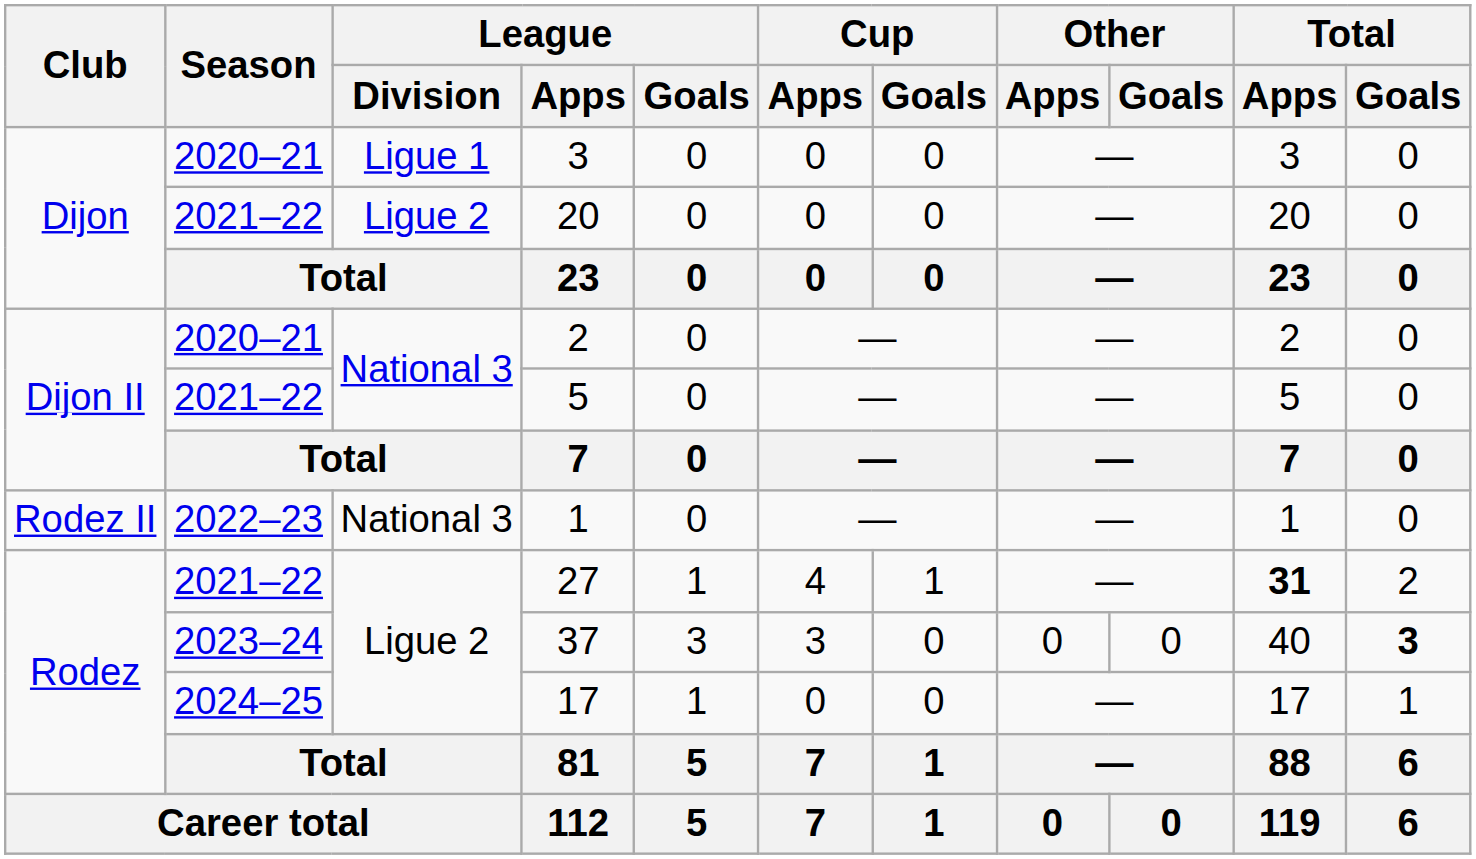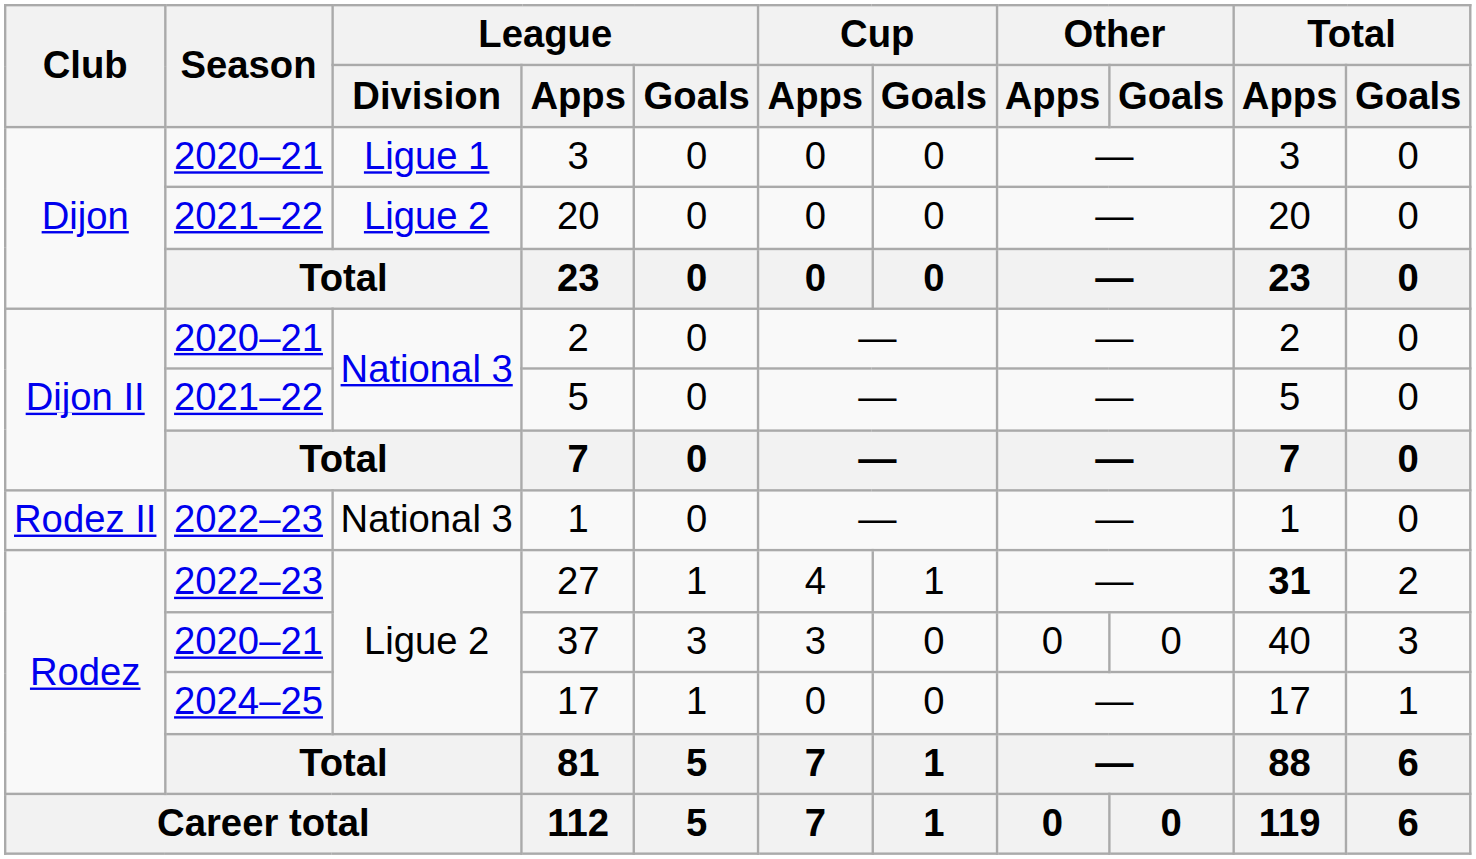(249, 580) 2021–22 -> (249, 580) 2022–23
(249, 641) 2023–24 -> (249, 641) 2020–21
(1408, 641) bold -> (1408, 641) normal
